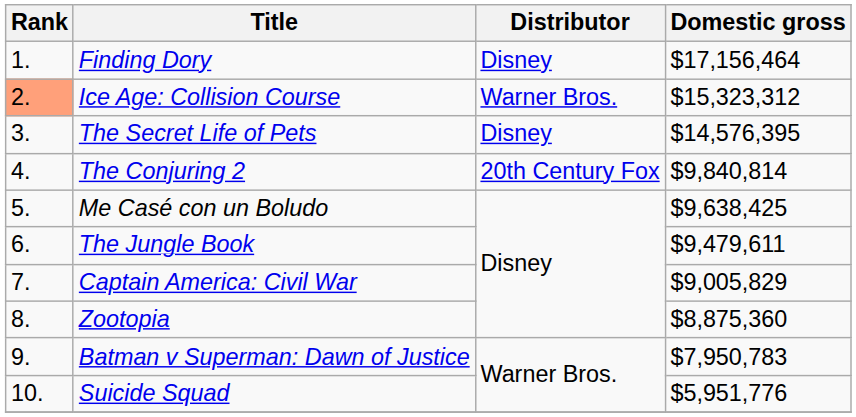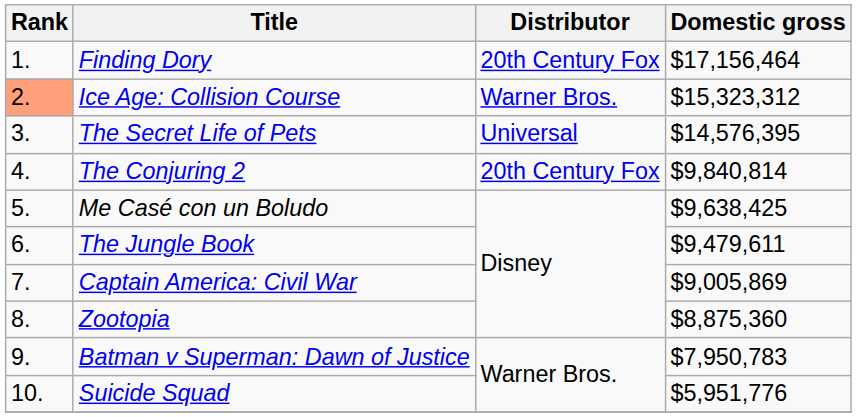(516, 60) Disney -> (570, 60) 20th Century Fox
(516, 134) Disney -> (529, 134) Universal
(729, 282) $9,005,829 -> (729, 282) $9,005,869
